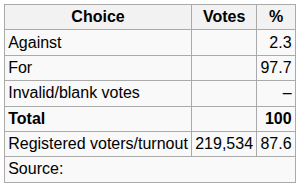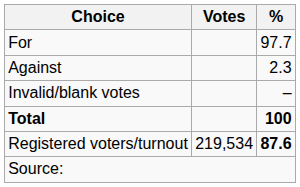rows swapped: (20, 67) <-> (35, 42)
(276, 144) normal -> (276, 144) bold
